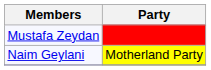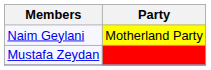rows swapped: (46, 55) <-> (53, 35)
